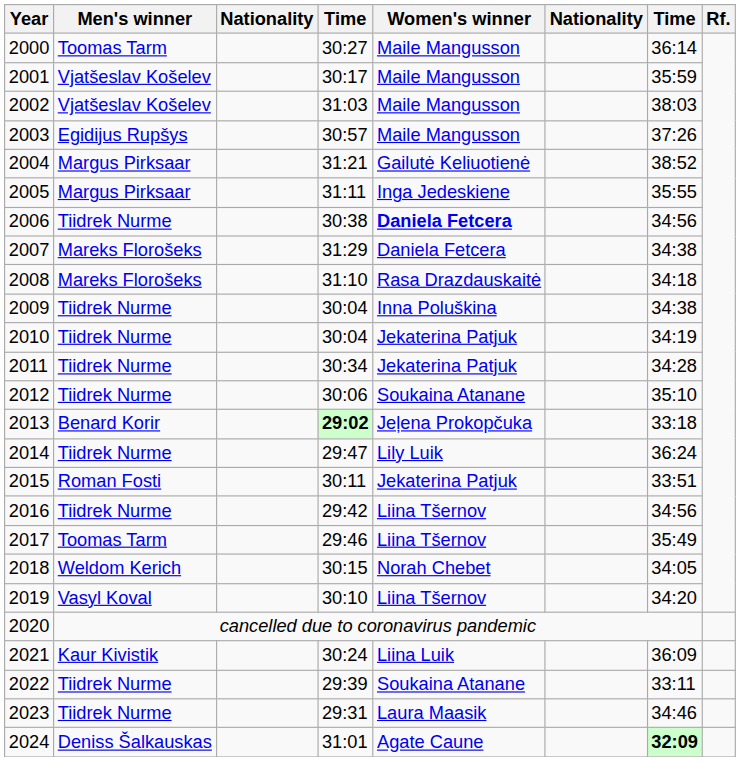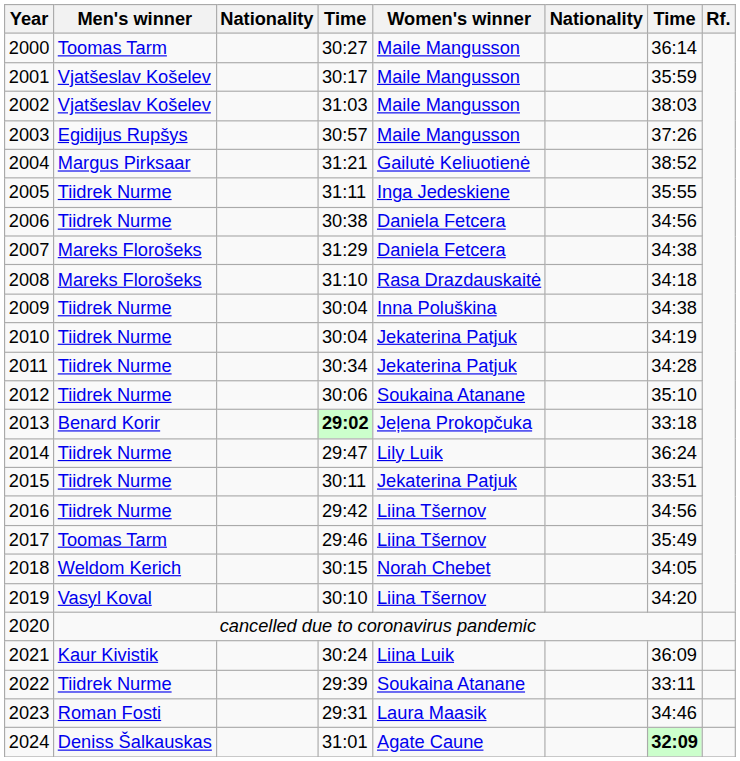(124, 192) Margus Pirksaar -> (115, 192) Tiidrek Nurme
(444, 221) bold -> (441, 221) normal
(109, 481) Roman Fosti -> (115, 481) Tiidrek Nurme
(115, 713) Tiidrek Nurme -> (109, 713) Roman Fosti
